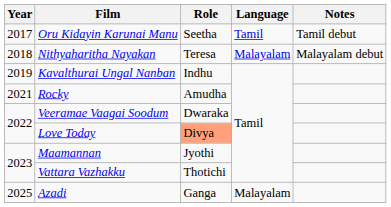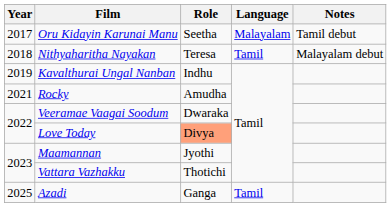(249, 34) Tamil -> (262, 34) Malayalam
(262, 53) Malayalam -> (249, 53) Tamil
(262, 192) Malayalam -> (249, 192) Tamil
